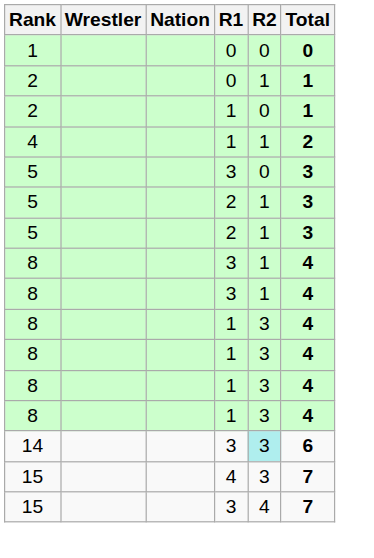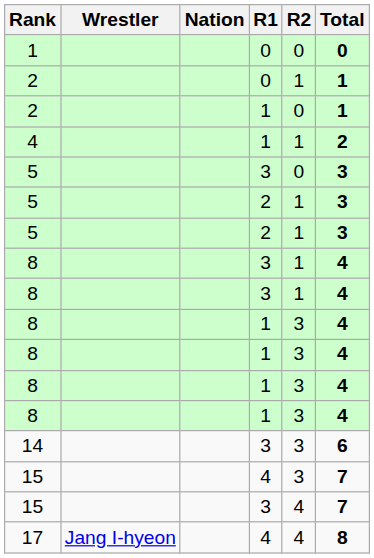(264, 446) paleturquoise background -> (299, 446) no background
+ row: (32, 537)
